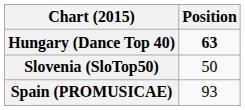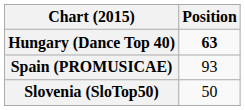rows swapped: (92, 92) <-> (92, 67)
